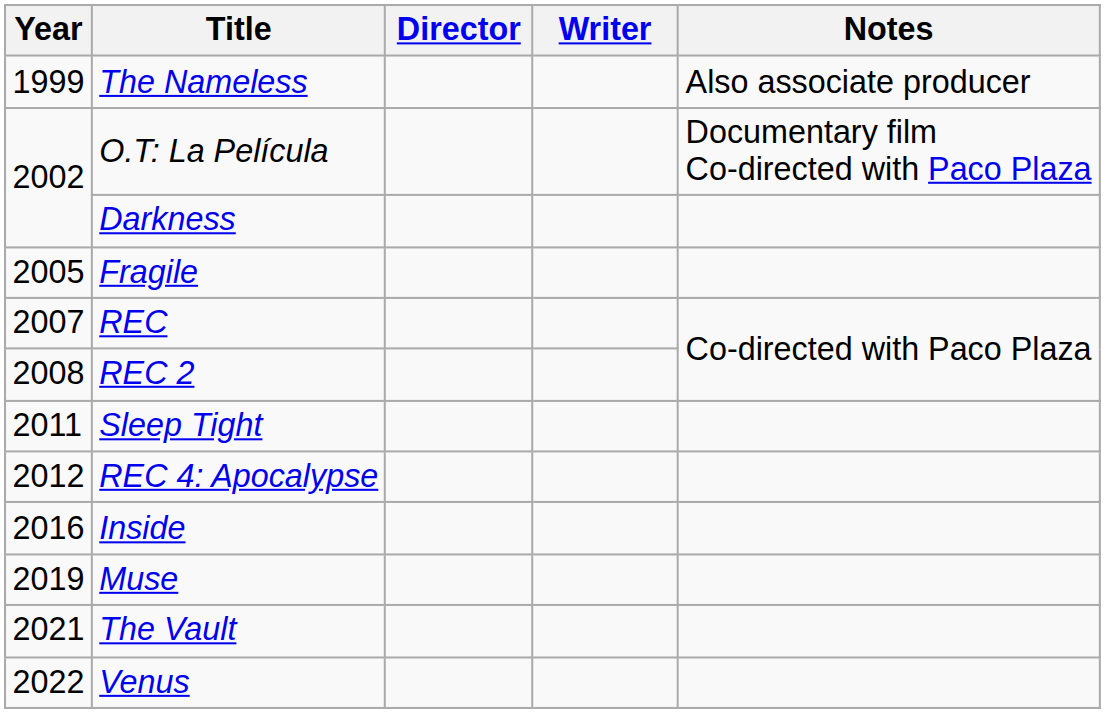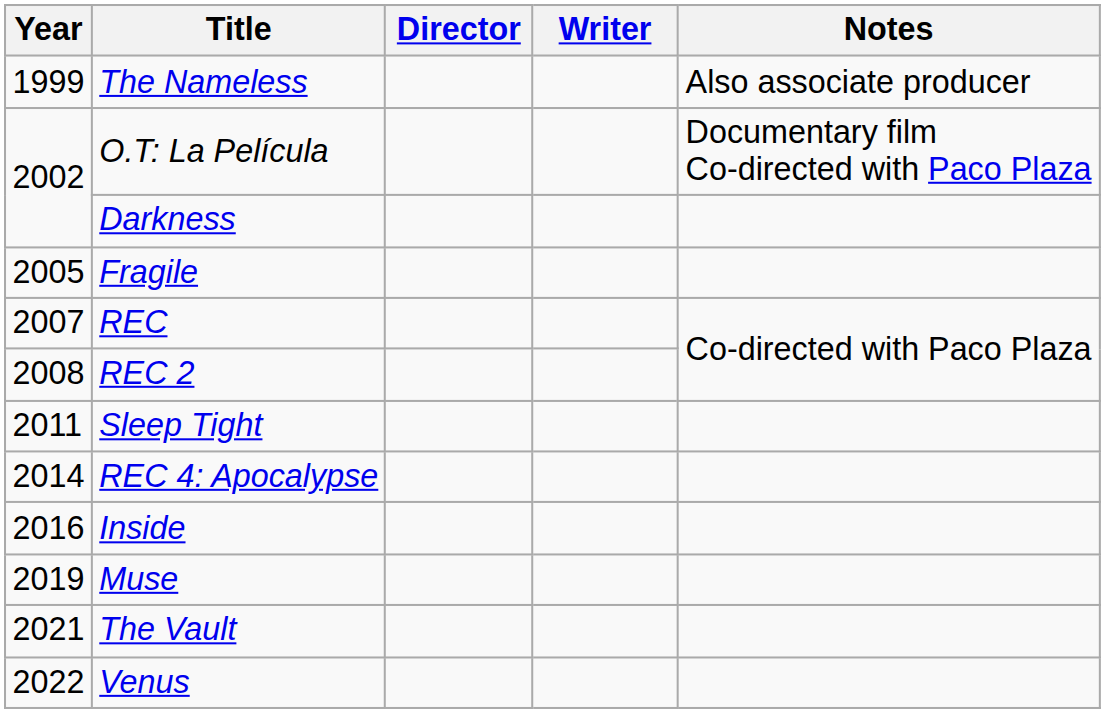(48, 476) 2012 -> (48, 476) 2014
